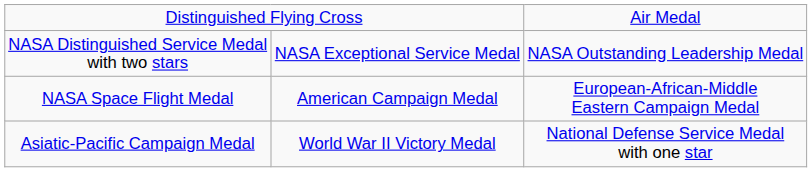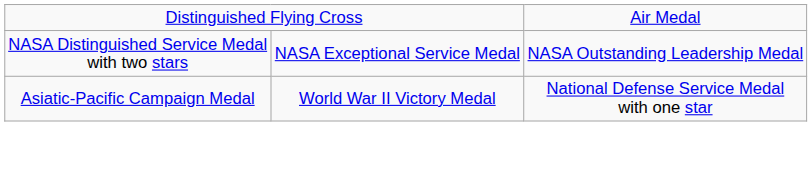- row: (138, 98)
